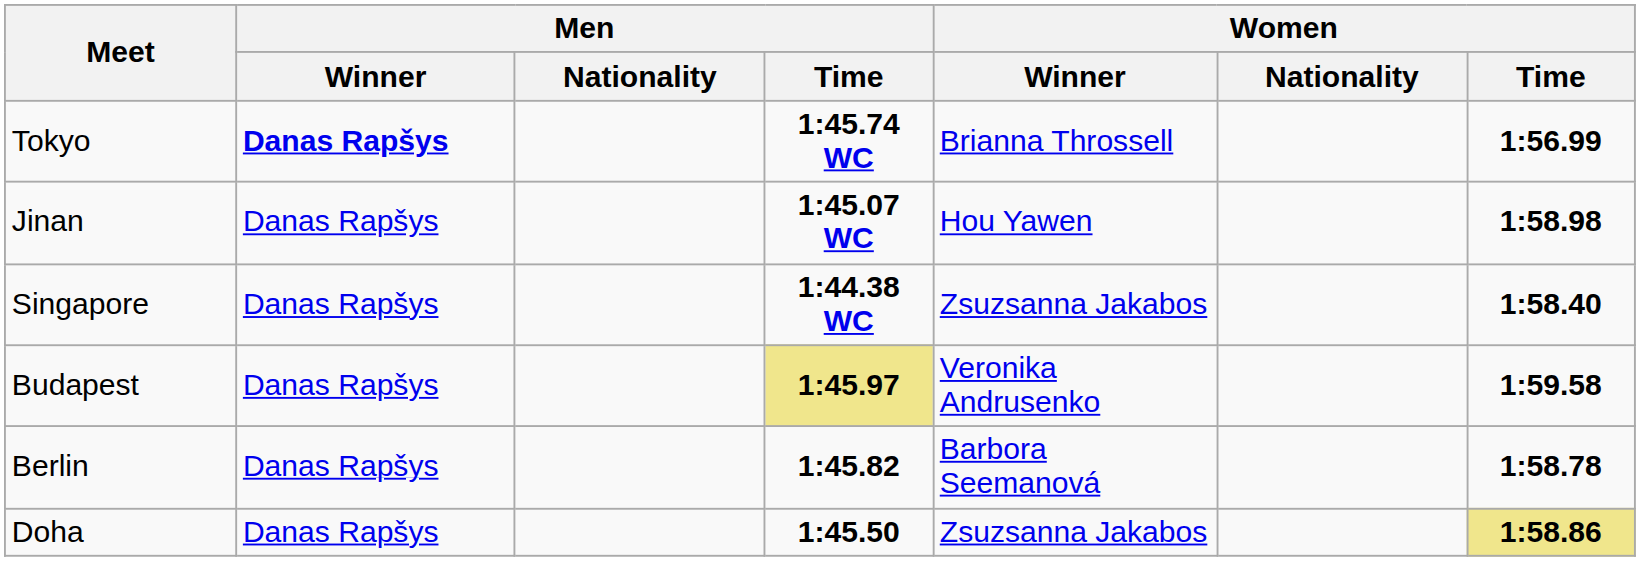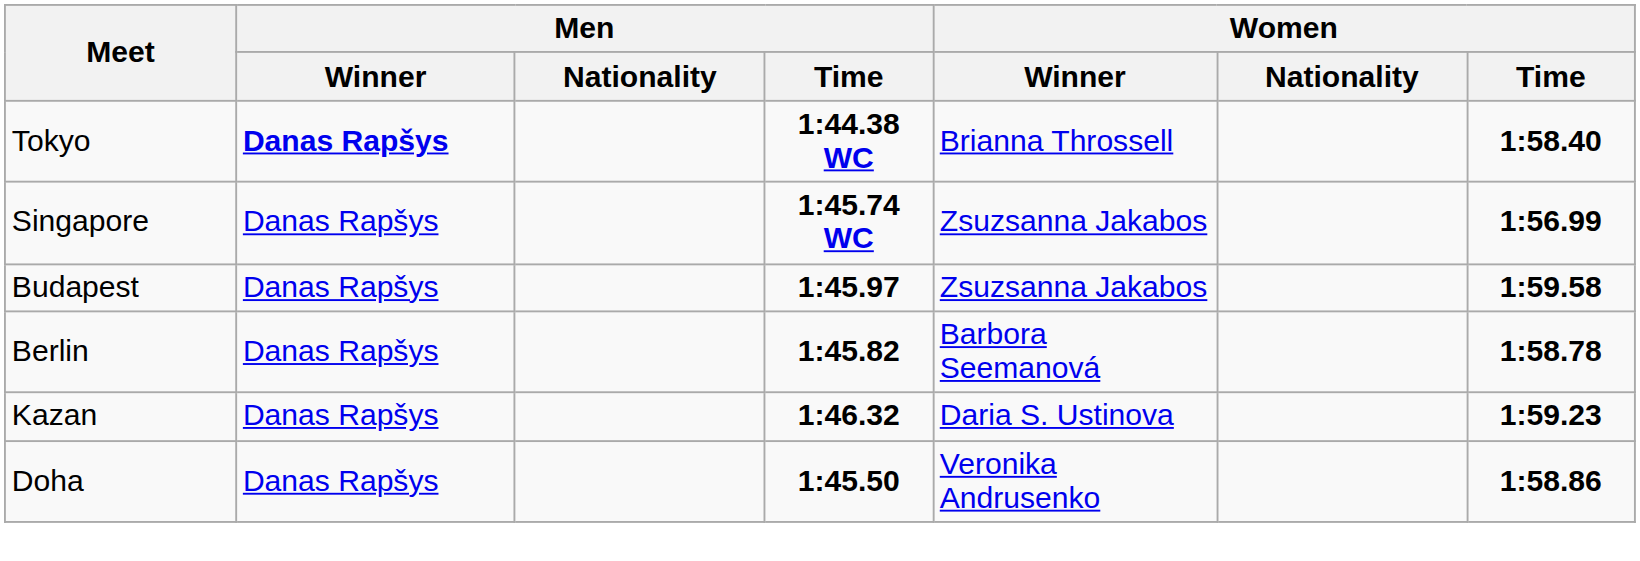(849, 140) 1:45.74 WC -> (849, 140) 1:44.38 WC
(1551, 140) 1:56.99 -> (1551, 140) 1:58.40
- row: (48, 222)
(849, 303) 1:44.38 WC -> (849, 222) 1:45.74 WC
(1551, 303) 1:58.40 -> (1551, 222) 1:56.99
(849, 385) khaki background -> (849, 286) no background
(1020, 385) Veronika Andrusenko -> (1074, 286) Zsuzsanna Jakabos
+ row: (55, 416)
(1074, 531) Zsuzsanna Jakabos -> (1020, 480) Veronika Andrusenko
(1551, 531) khaki background -> (1551, 480) no background
